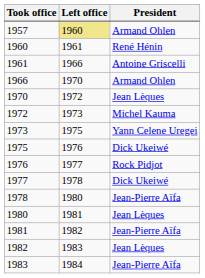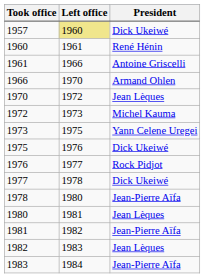(144, 30) Armand Ohlen -> (140, 30) Dick Ukeiwé
